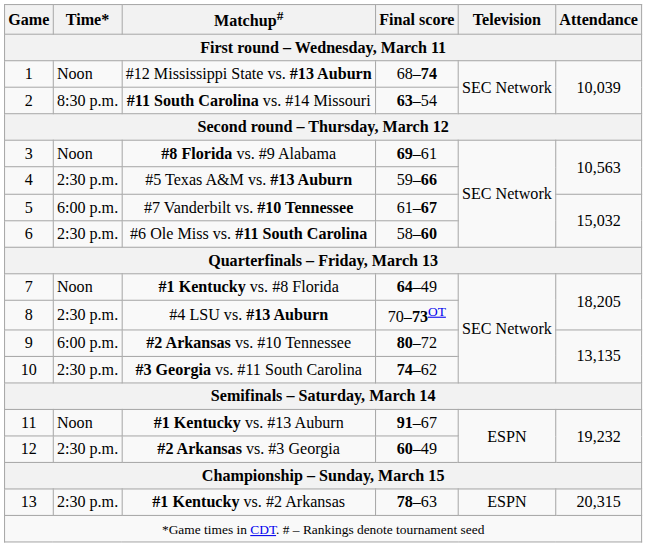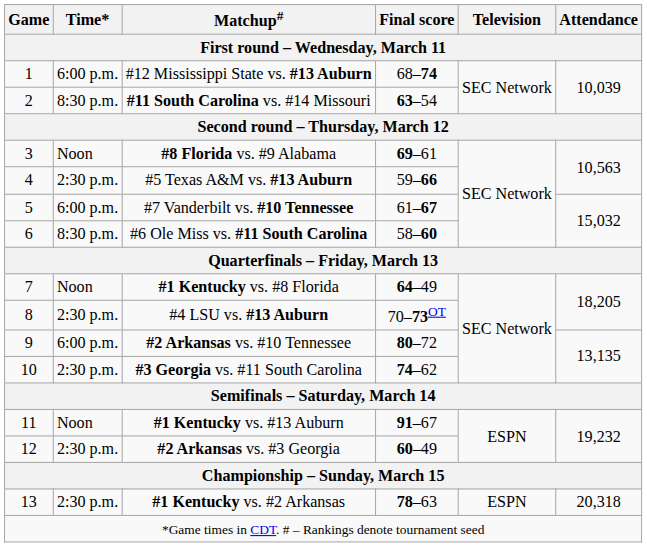(75, 74) Noon -> (88, 74) 6:00 p.m.
(88, 233) 2:30 p.m. -> (88, 233) 8:30 p.m.
(599, 502) 20,315 -> (599, 502) 20,318
